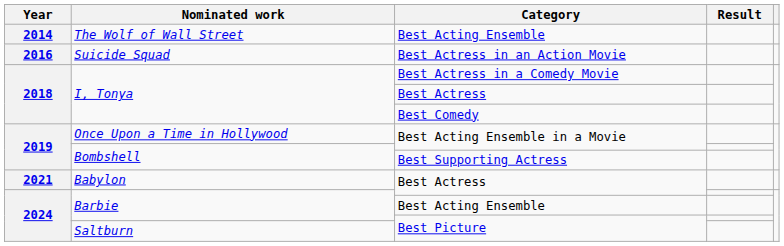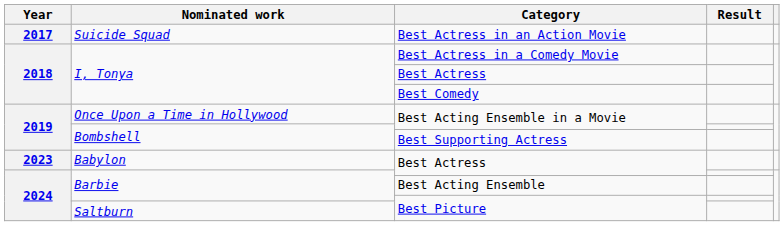- row: (159, 34)
(38, 54) 2016 -> (38, 34) 2017
(38, 180) 2021 -> (38, 160) 2023
